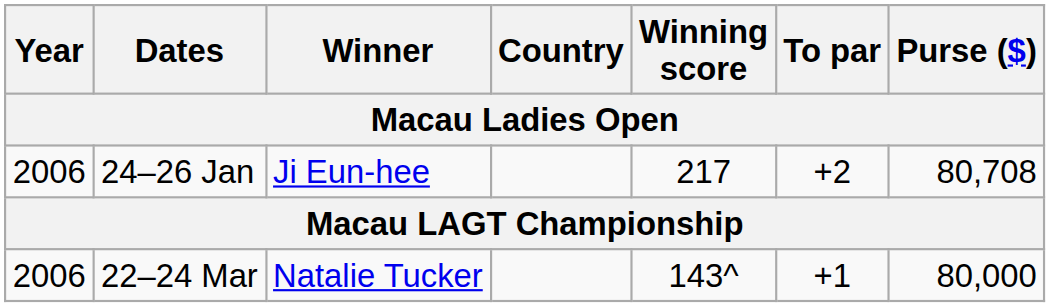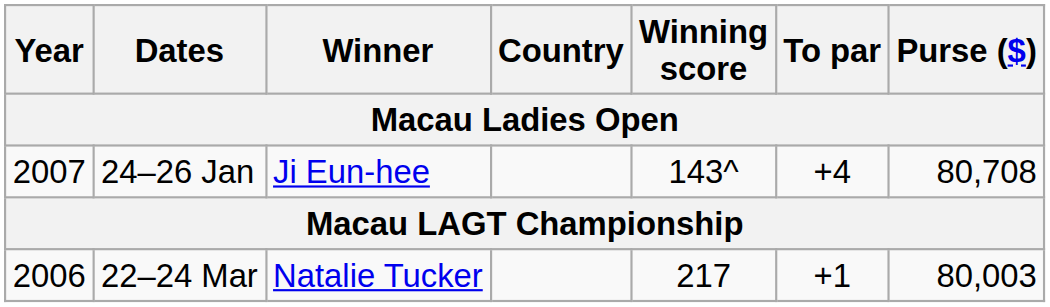(49, 172) 2006 -> (49, 172) 2007
(704, 172) 217 -> (704, 172) 143^
(832, 172) +2 -> (832, 172) +4
(704, 276) 143^ -> (704, 276) 217
(987, 276) 80,000 -> (987, 276) 80,003
